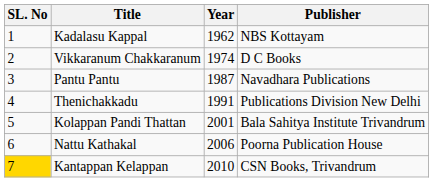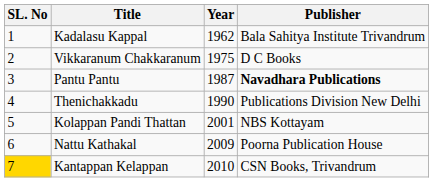(282, 36) NBS Kottayam -> (333, 36) Bala Sahitya Institute Trivandrum
(221, 58) 1974 -> (221, 58) 1975
(305, 79) normal -> (311, 79) bold
(221, 101) 1991 -> (221, 101) 1990
(333, 123) Bala Sahitya Institute Trivandrum -> (282, 123) NBS Kottayam
(221, 144) 2006 -> (221, 144) 2009
